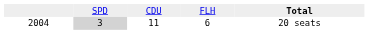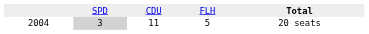(207, 23) 6 -> (207, 23) 5
